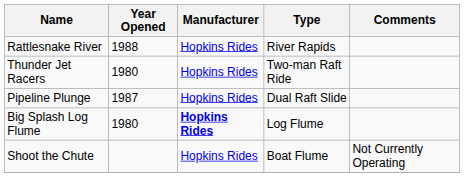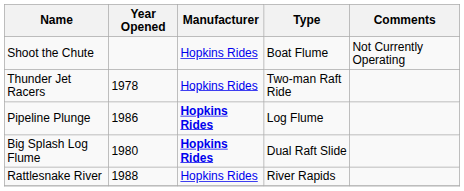rows swapped: (54, 46) <-> (51, 156)
(125, 72) 1980 -> (125, 85) 1978
(125, 98) 1987 -> (125, 118) 1986
(219, 98) normal -> (204, 118) bold
(307, 98) Dual Raft Slide -> (295, 118) Log Flume
(295, 123) Log Flume -> (307, 150) Dual Raft Slide
